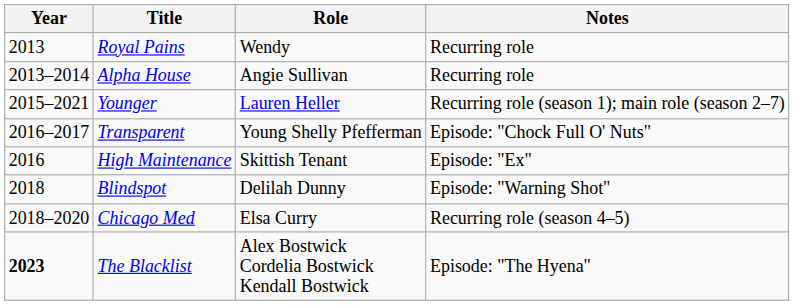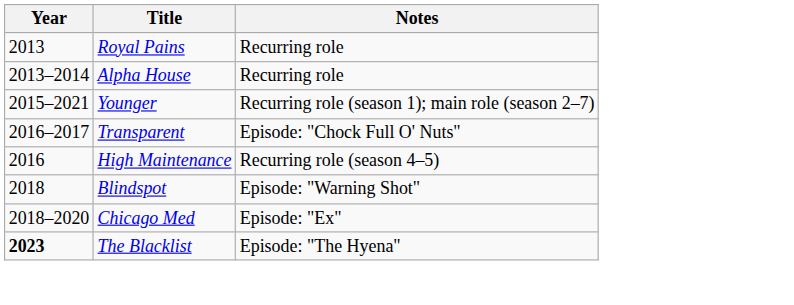- column: (331, 18)
(481, 160) Episode: "Ex" -> (340, 160) Recurring role (season 4–5)
(530, 217) Recurring role (season 4–5) -> (291, 217) Episode: "Ex"
